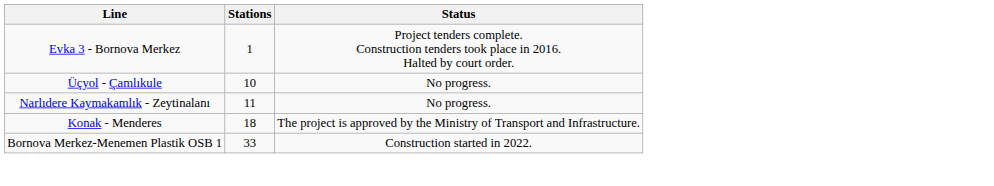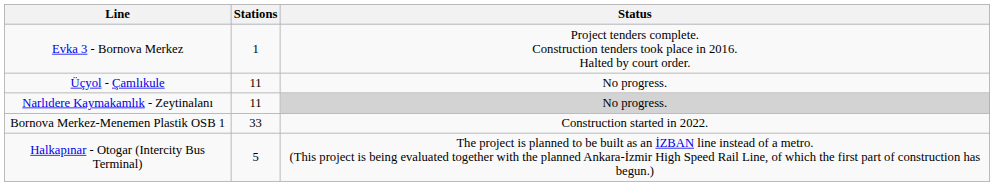(250, 83) 10 -> (256, 83) 11
(459, 103) no background -> (635, 103) lightgrey background
- row: (115, 123)
+ row: (118, 157)
